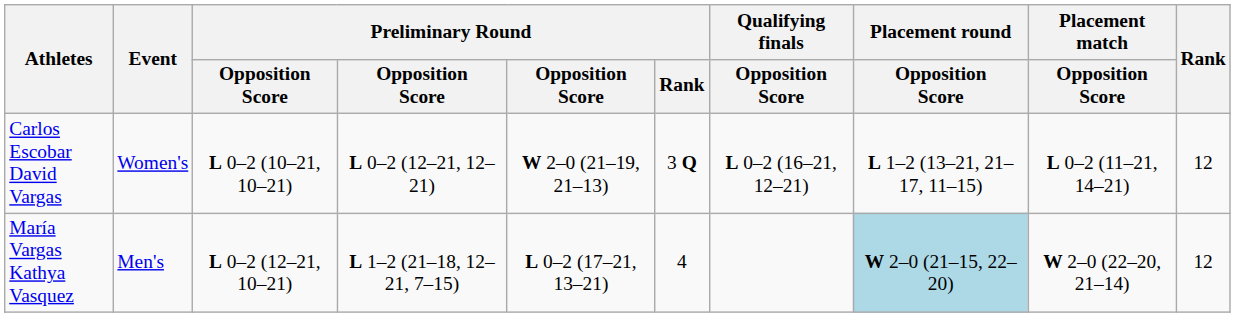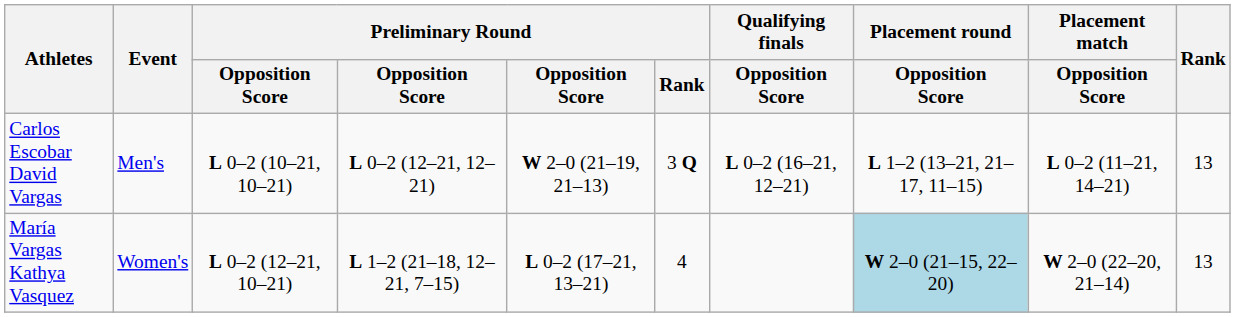(153, 162) Women's -> (141, 162) Men's
(1203, 162) 12 -> (1203, 162) 13
(141, 261) Men's -> (153, 261) Women's
(1203, 261) 12 -> (1203, 261) 13
